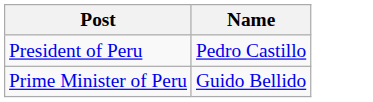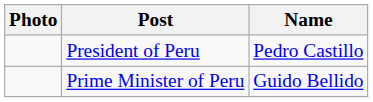+ column: (33, 19)
